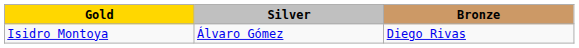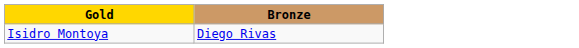- column: (289, 14)
